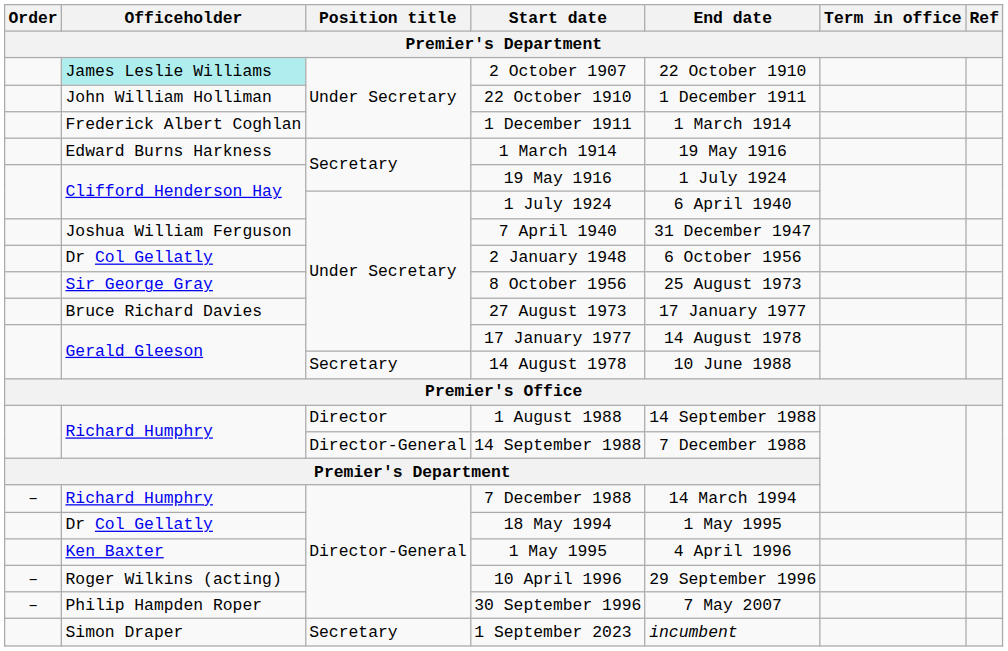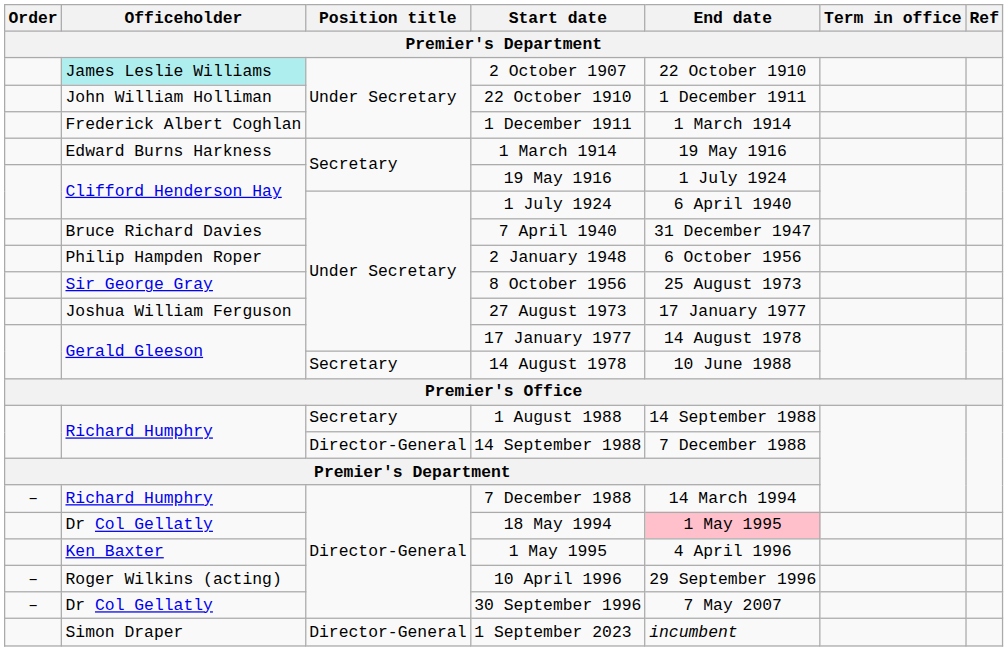(179, 232) Joshua William Ferguson -> (164, 232) Bruce Richard Davies
(139, 258) Dr Col Gellatly -> (164, 258) Philip Hampden Roper
(164, 312) Bruce Richard Davies -> (179, 312) Joshua William Ferguson
(349, 418) Director -> (353, 418) Secretary
(733, 525) no background -> (733, 525) pink background
(164, 605) Philip Hampden Roper -> (139, 605) Dr Col Gellatly
(353, 632) Secretary -> (388, 632) Director-General
